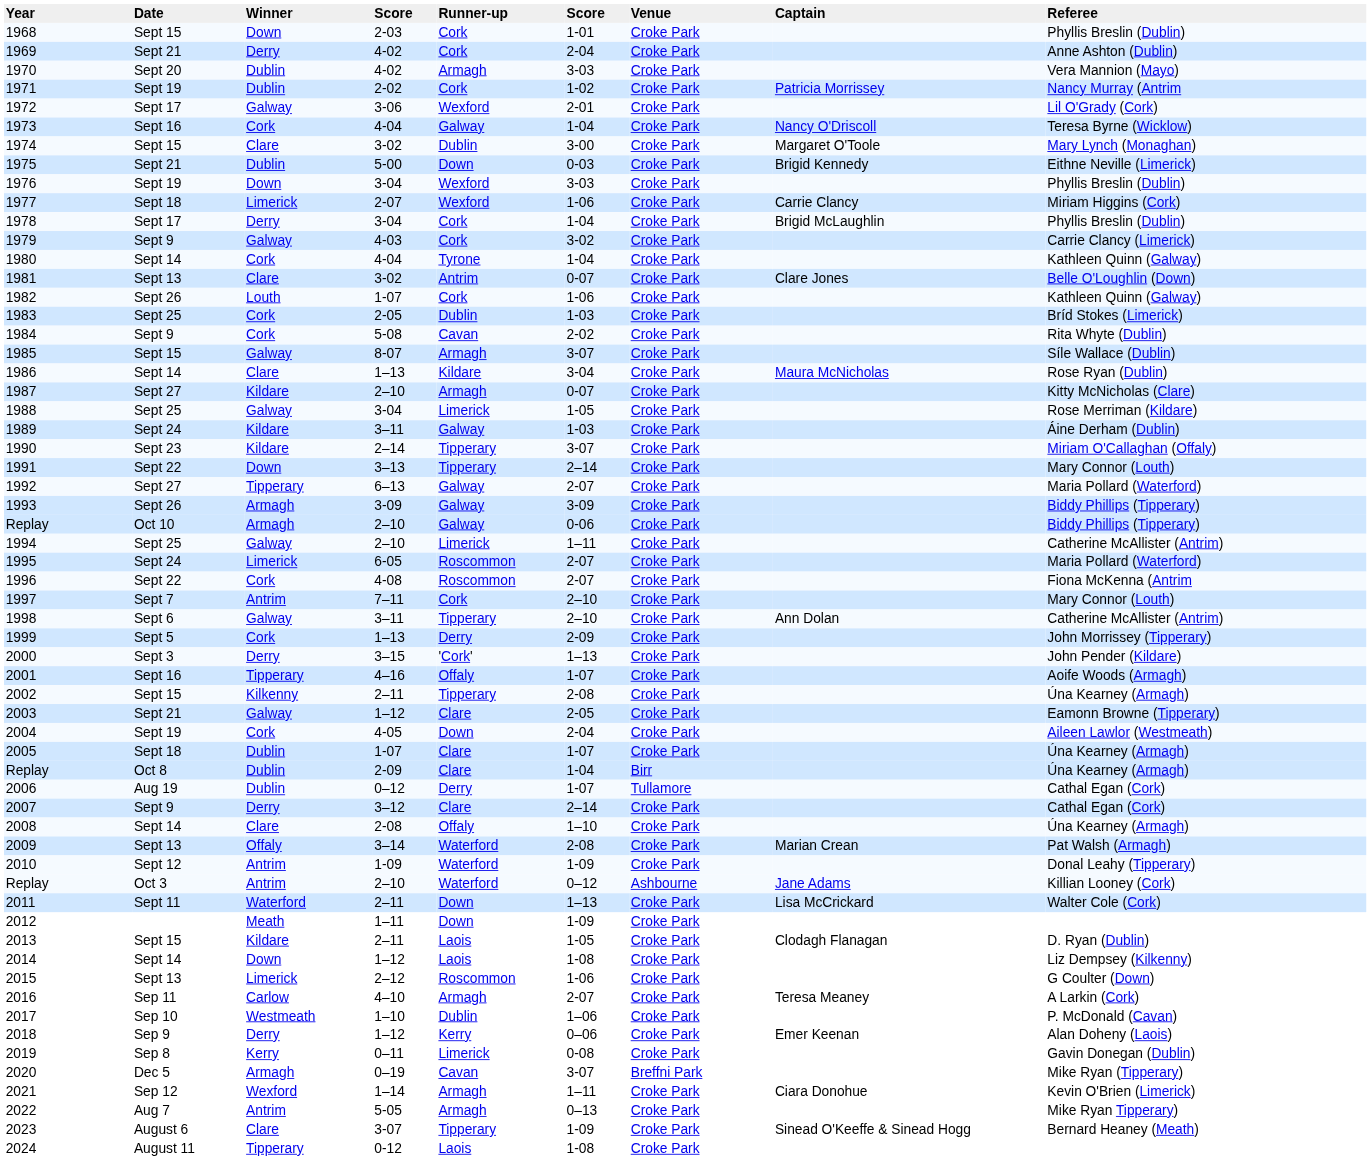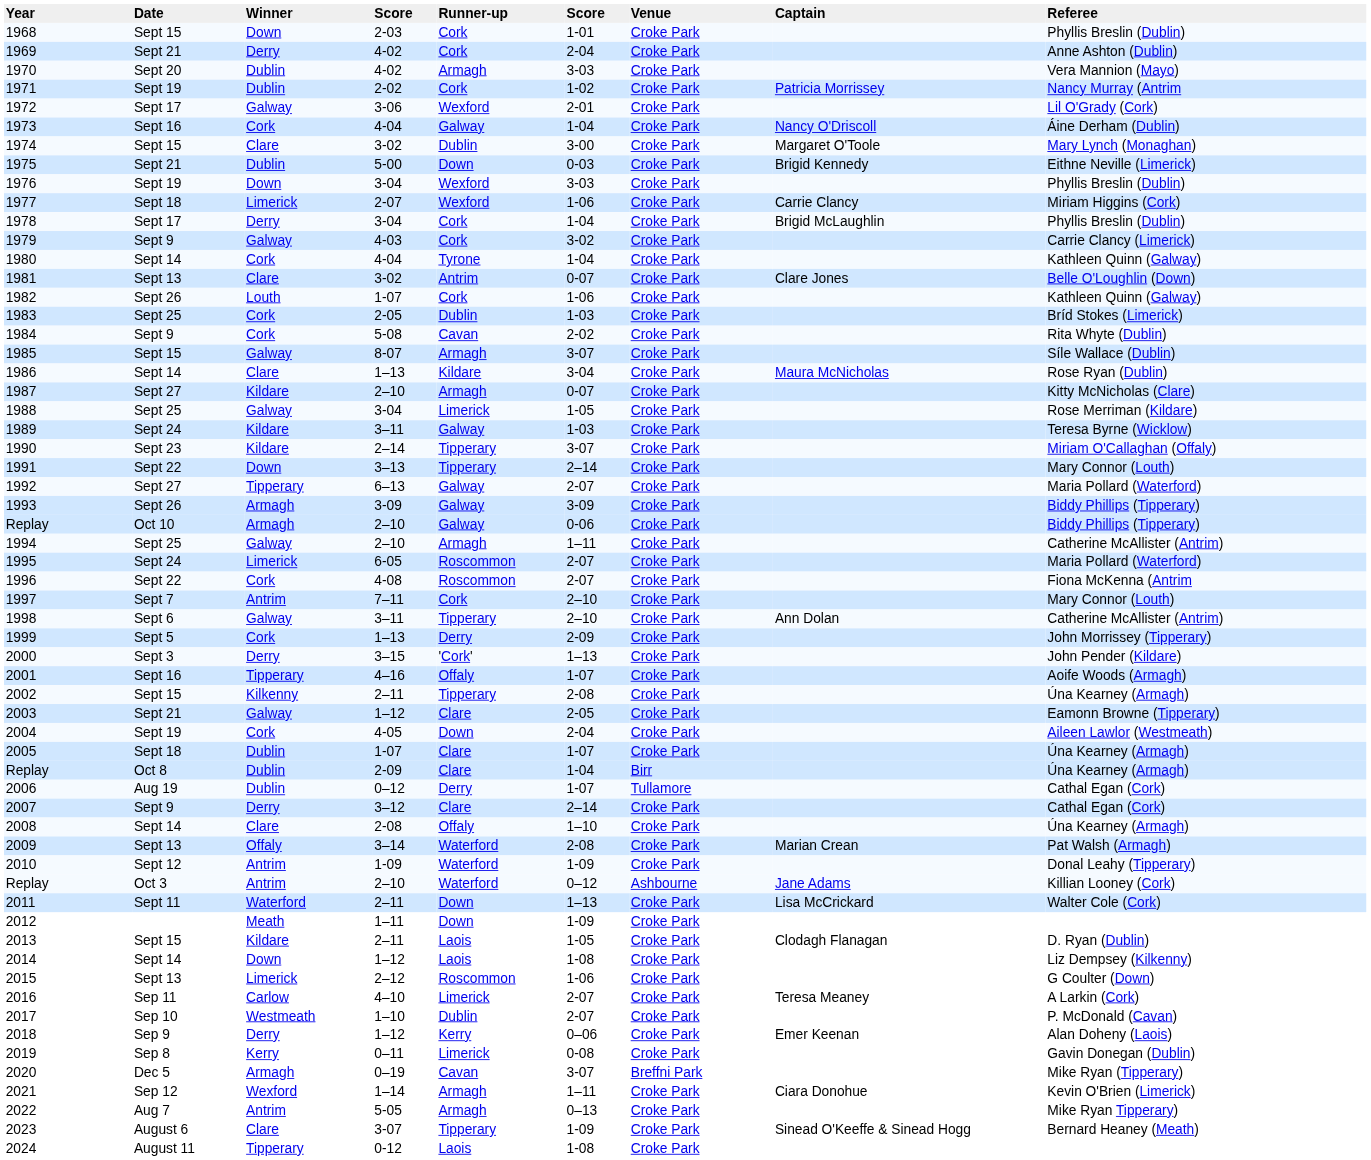(1120, 127) Teresa Byrne (Wicklow) -> (1114, 127) Áine Derham (Dublin)
(1114, 429) Áine Derham (Dublin) -> (1120, 429) Teresa Byrne (Wicklow)
(464, 543) Limerick -> (463, 543) Armagh
(463, 997) Armagh -> (464, 997) Limerick
(582, 1016) 1–06 -> (580, 1016) 2-07
